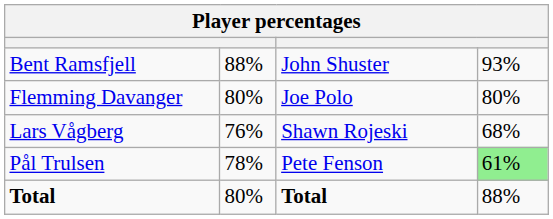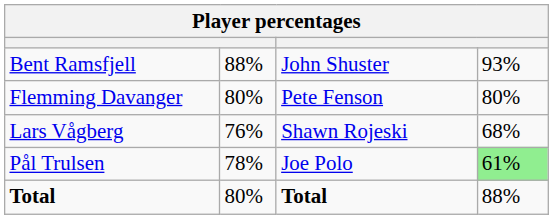(317, 97) Joe Polo -> (332, 97) Pete Fenson
(332, 163) Pete Fenson -> (317, 163) Joe Polo
